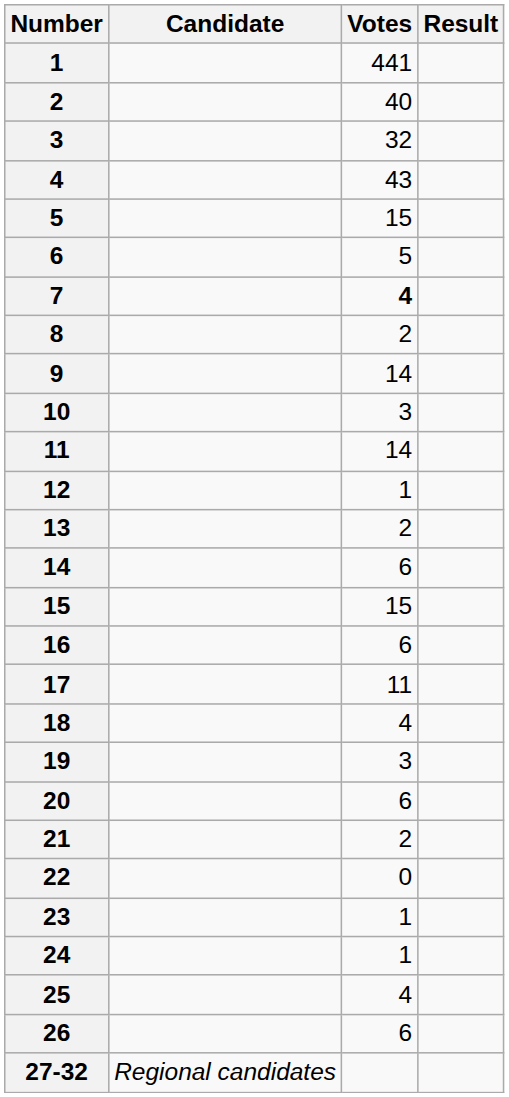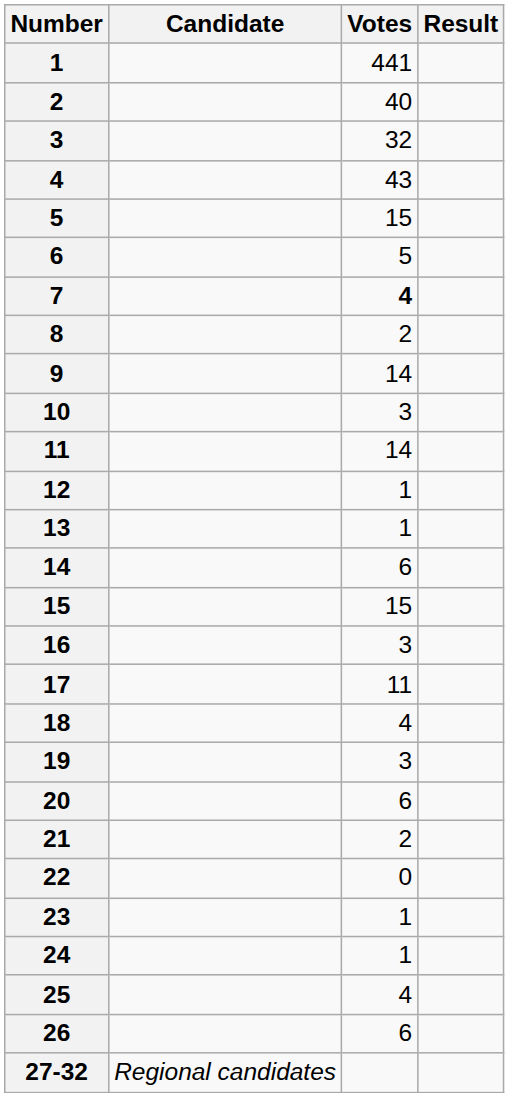(405, 528) 2 -> (405, 528) 1
(405, 645) 6 -> (405, 645) 3
